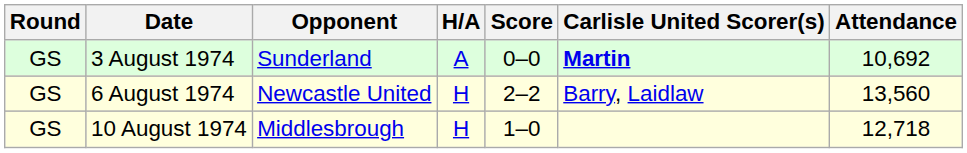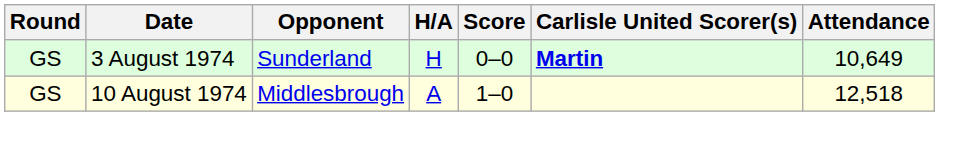(461, 57) A -> (434, 57) H
(896, 57) 10,692 -> (869, 57) 10,649
- row: (163, 93)
(461, 128) H -> (434, 93) A
(896, 128) 12,718 -> (869, 93) 12,518
